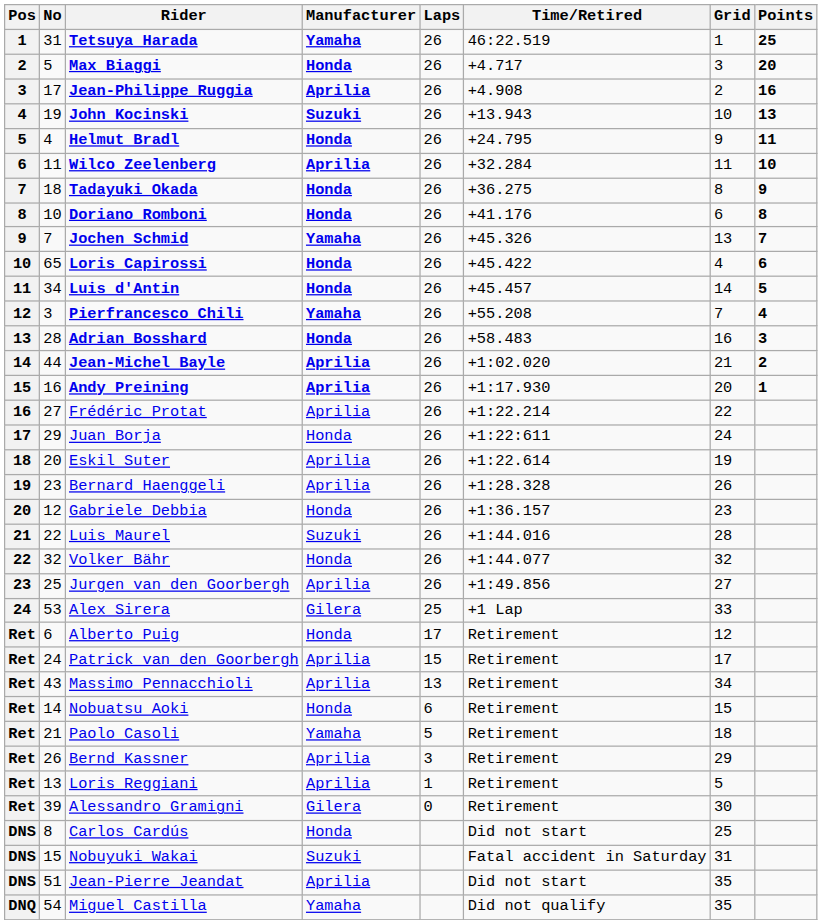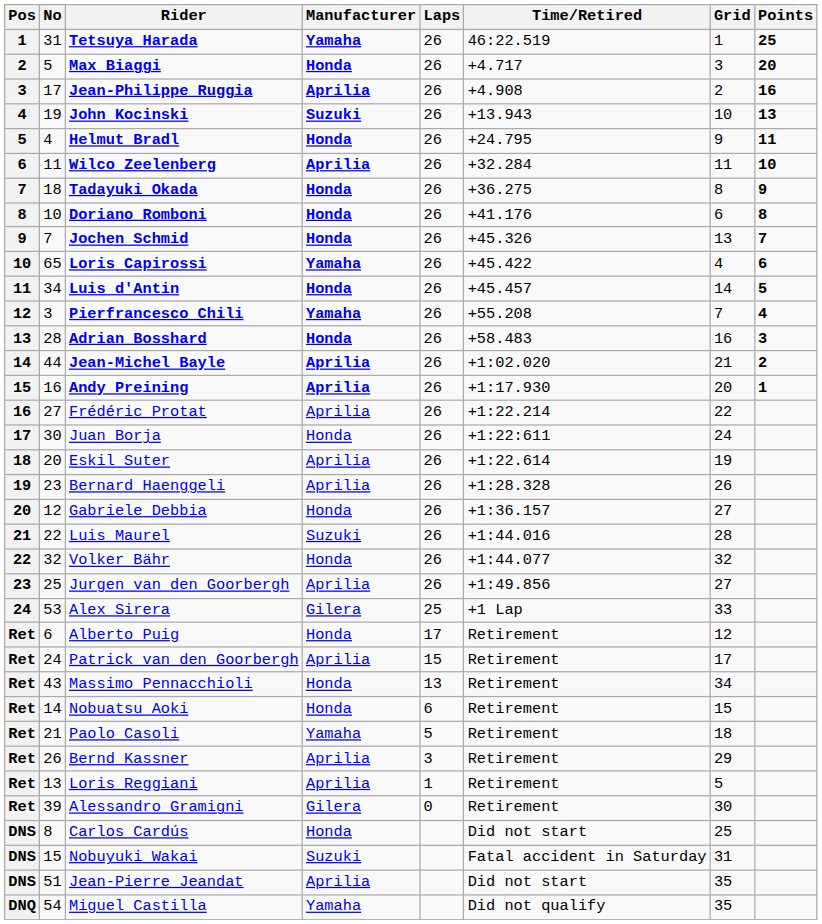(334, 240) Yamaha -> (329, 240) Honda
(329, 265) Honda -> (334, 265) Yamaha
(52, 438) 29 -> (52, 438) 30
(723, 512) 23 -> (723, 512) 27
(338, 685) Aprilia -> (329, 685) Honda
